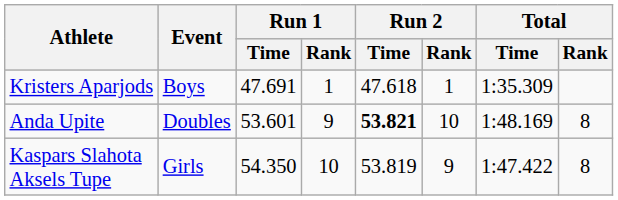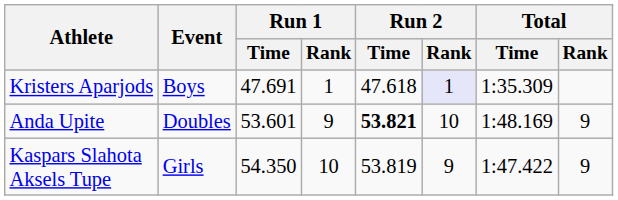(449, 87) no background -> (449, 87) lavender background
(585, 121) 8 -> (585, 121) 9
(585, 166) 8 -> (585, 166) 9
